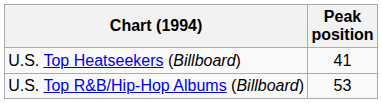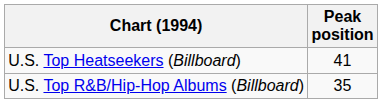(343, 85) 53 -> (343, 85) 35
